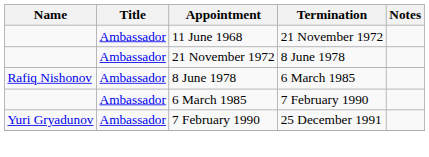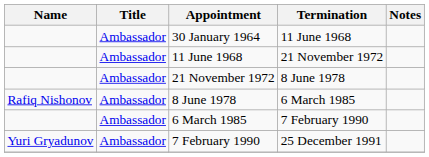+ row: (216, 36)
